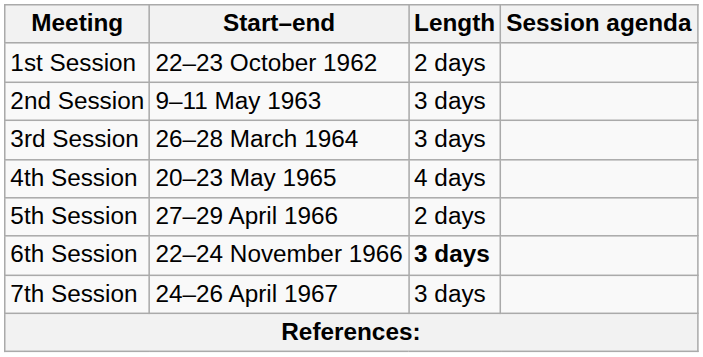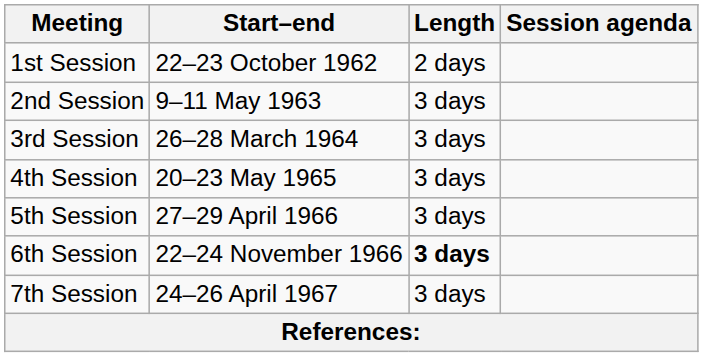(450, 178) 4 days -> (450, 178) 3 days
(450, 216) 2 days -> (450, 216) 3 days
